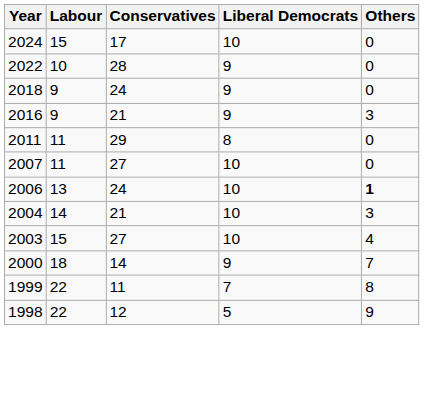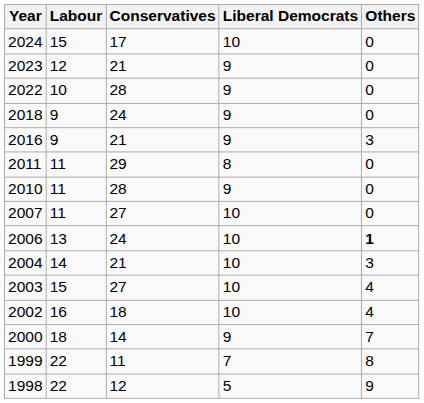+ row: (25, 66)
+ row: (25, 189)
+ row: (25, 312)
